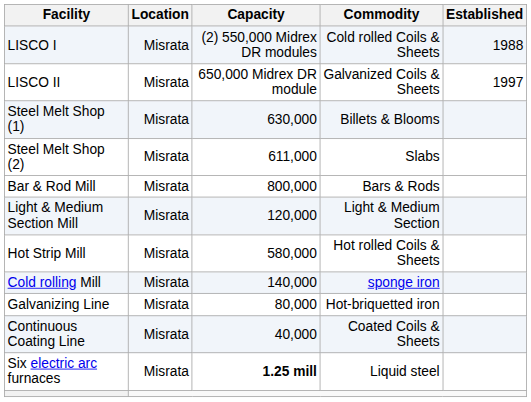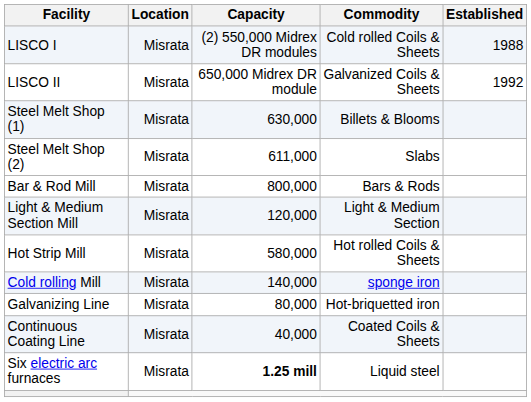(508, 82) 1997 -> (508, 82) 1992
